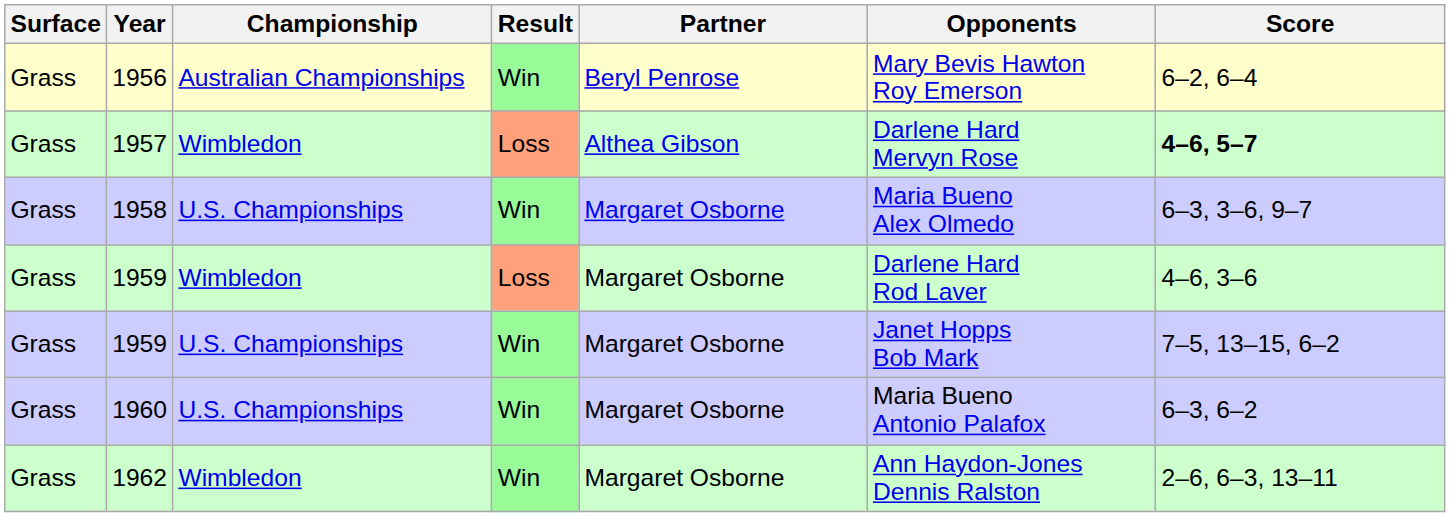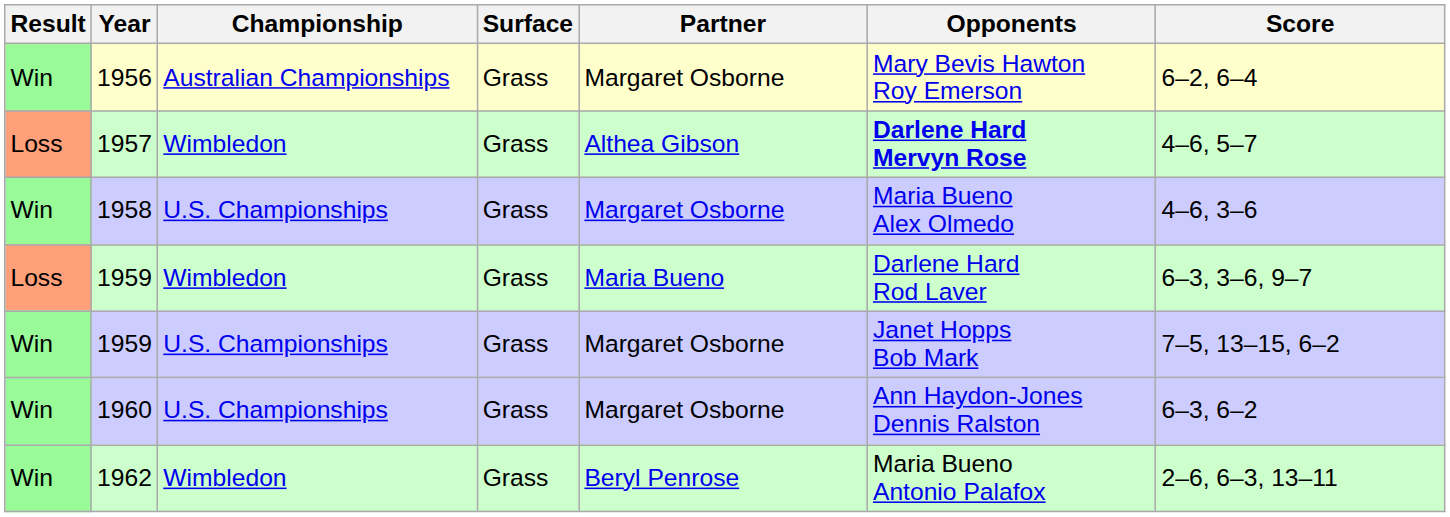columns swapped: (535, 24) <-> (56, 24)
(662, 76) Beryl Penrose -> (684, 76) Margaret Osborne
(946, 143) normal -> (950, 143) bold
(1209, 143) bold -> (1209, 143) normal
(1237, 210) 6–3, 3–6, 9–7 -> (1209, 210) 4–6, 3–6
(684, 277) Margaret Osborne -> (654, 277) Maria Bueno
(1209, 277) 4–6, 3–6 -> (1237, 277) 6–3, 3–6, 9–7
(959, 410) Maria Bueno Antonio Palafox -> (978, 410) Ann Haydon-Jones Dennis Ralston
(684, 477) Margaret Osborne -> (662, 477) Beryl Penrose
(978, 477) Ann Haydon-Jones Dennis Ralston -> (959, 477) Maria Bueno Antonio Palafox
